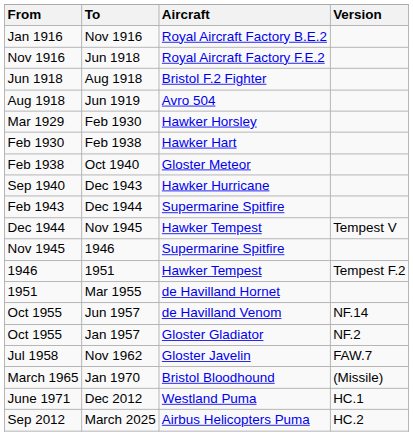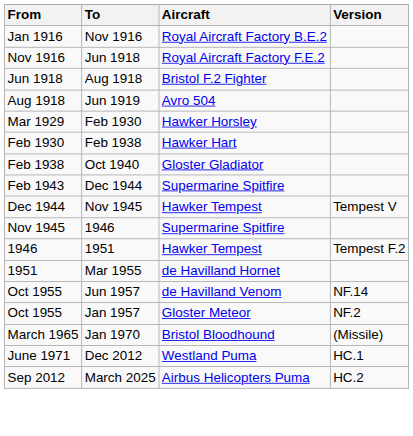(206, 164) Gloster Meteor -> (213, 164) Gloster Gladiator
- row: (113, 185)
(213, 334) Gloster Gladiator -> (206, 313) Gloster Meteor
- row: (113, 356)
